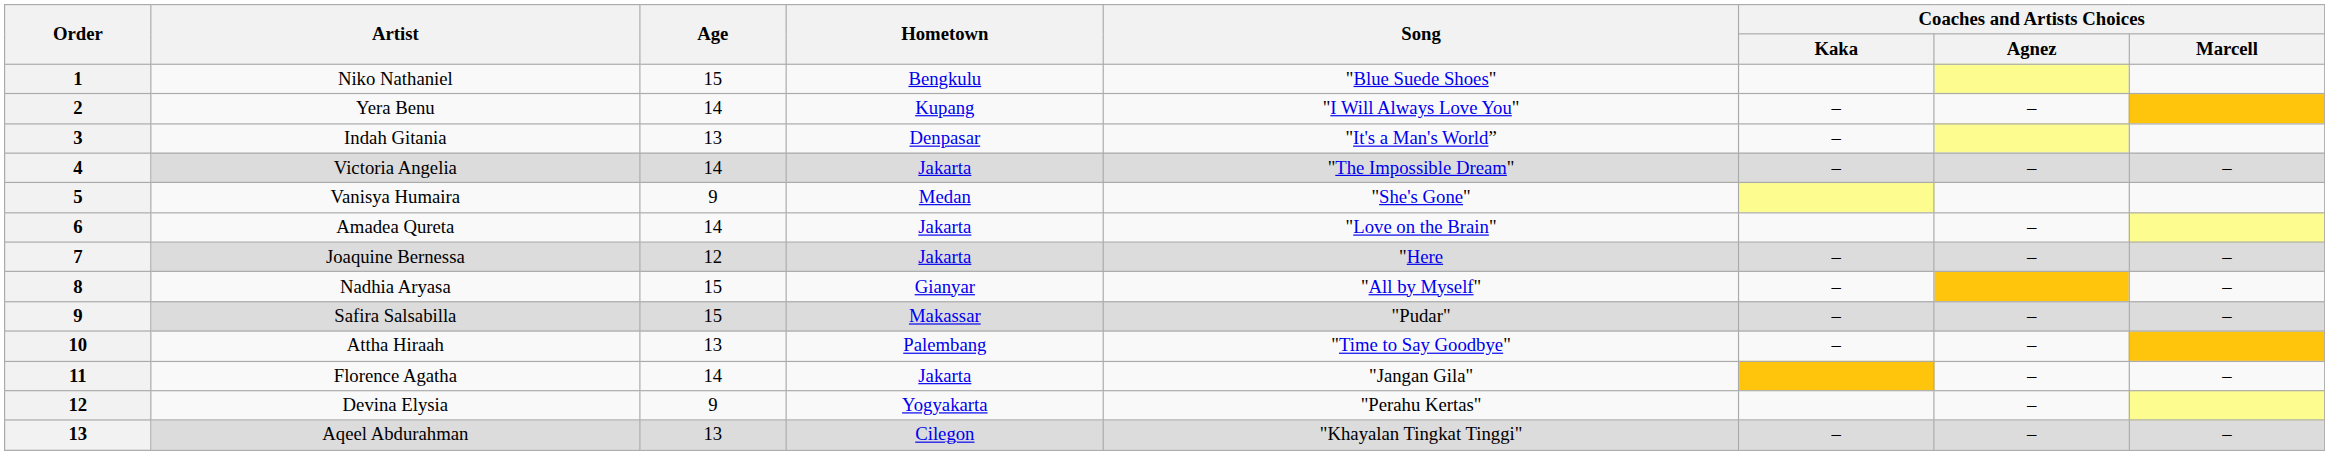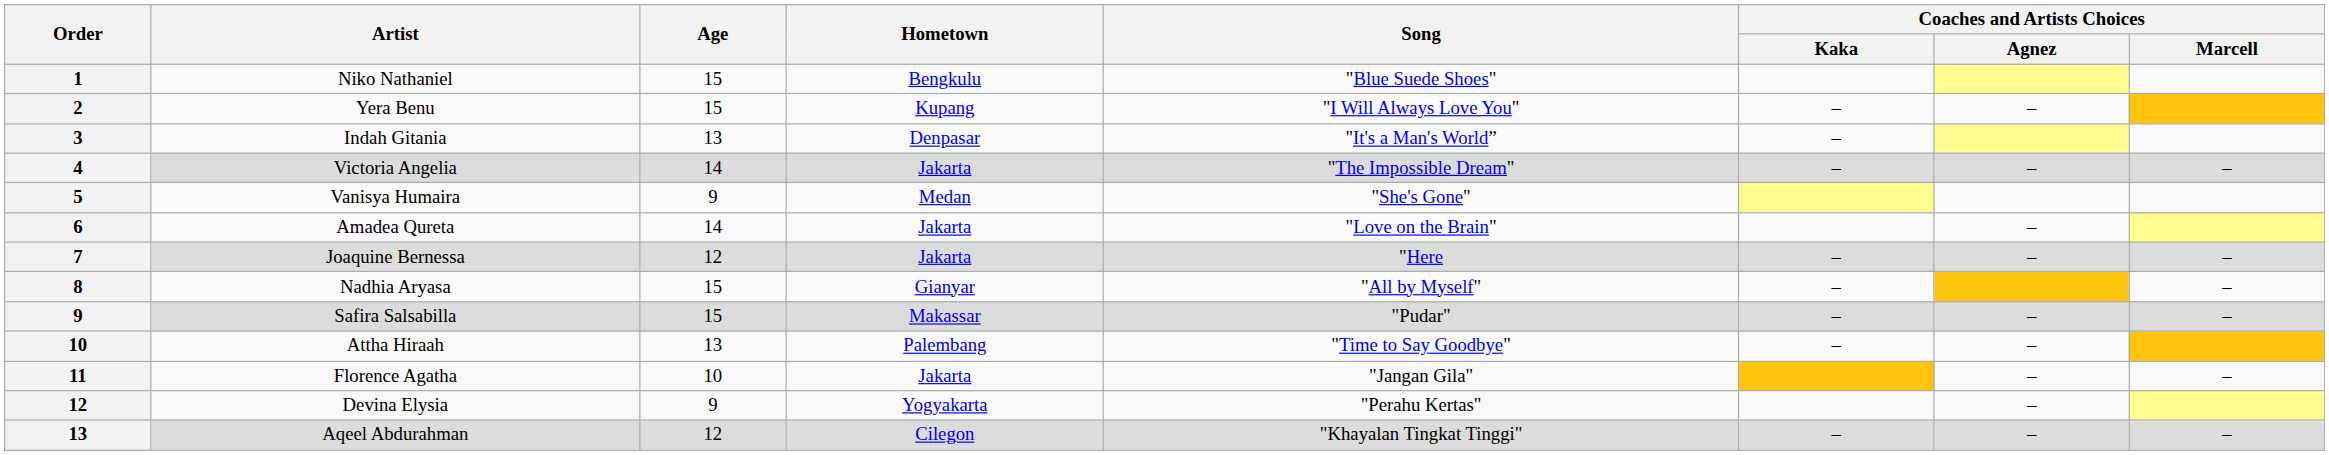(713, 108) 14 -> (713, 108) 15
(713, 375) 14 -> (713, 375) 10
(713, 434) 13 -> (713, 434) 12
